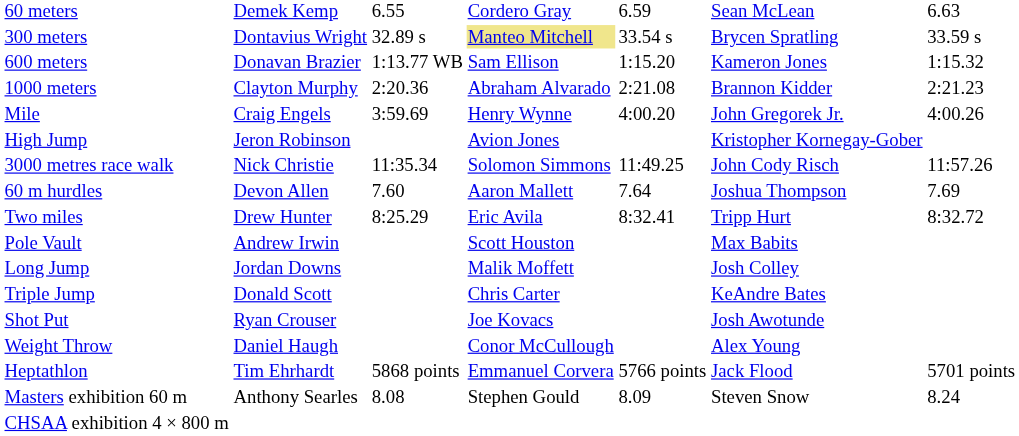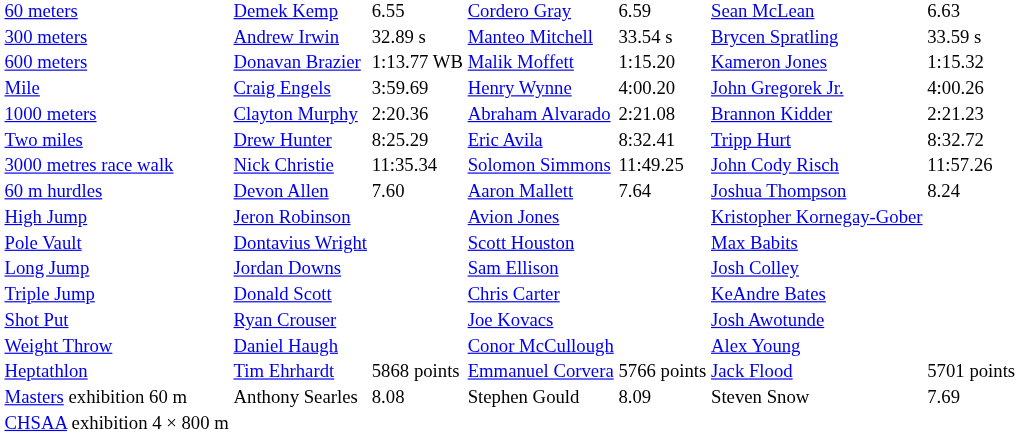(300, 36) Dontavius Wright -> (286, 36) Andrew Irwin
(530, 36) khaki background -> (530, 36) no background
(513, 62) Sam Ellison -> (521, 62) Malik Moffett
rows swapped: (51, 88) <-> (22, 113)
rows swapped: (44, 216) <-> (46, 139)
(944, 191) 7.69 -> (944, 191) 8.24
(286, 242) Andrew Irwin -> (300, 242) Dontavius Wright
(521, 268) Malik Moffett -> (513, 268) Sam Ellison
(944, 397) 8.24 -> (944, 397) 7.69
